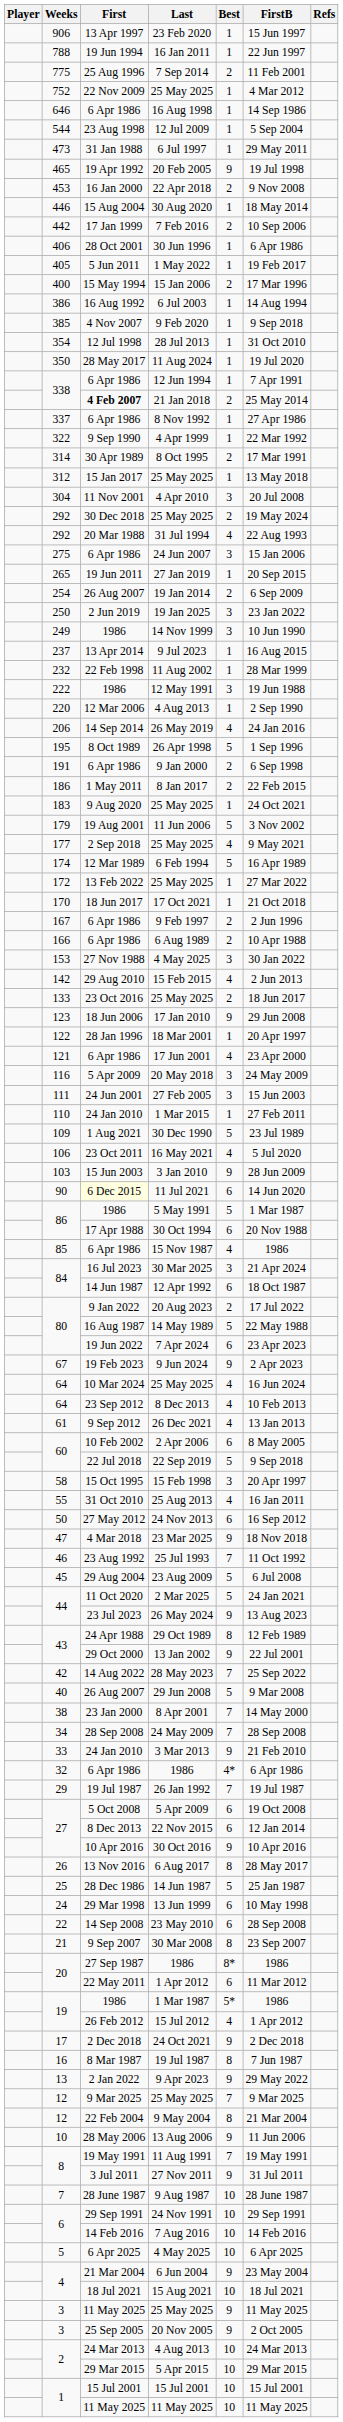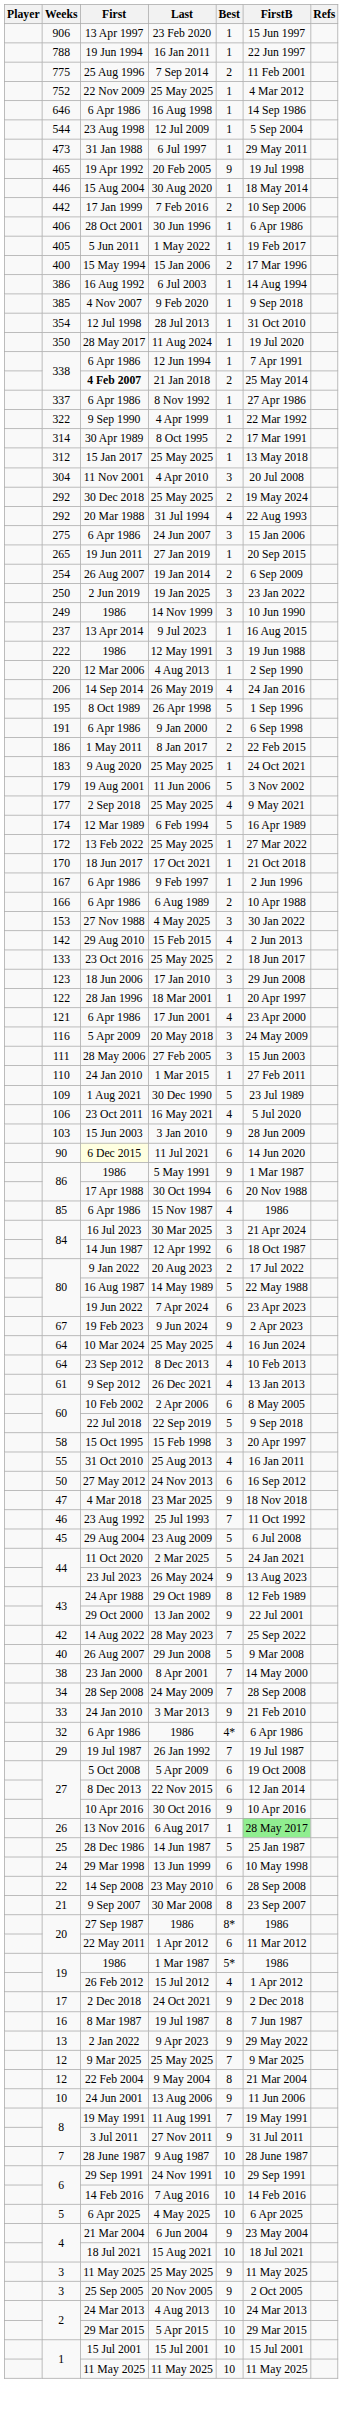- row: (61, 188)
- row: (61, 670)
(229, 921) 2 -> (229, 882) 1
(229, 1017) 9 -> (229, 979) 3
(114, 1095) 24 Jun 2001 -> (114, 1056) 28 May 2006
(229, 1210) 5 -> (229, 1172) 9
(229, 1866) 8 -> (229, 1828) 1
(277, 1866) no background -> (277, 1828) lightgreen background
(114, 2137) 28 May 2006 -> (114, 2098) 24 Jun 2001
